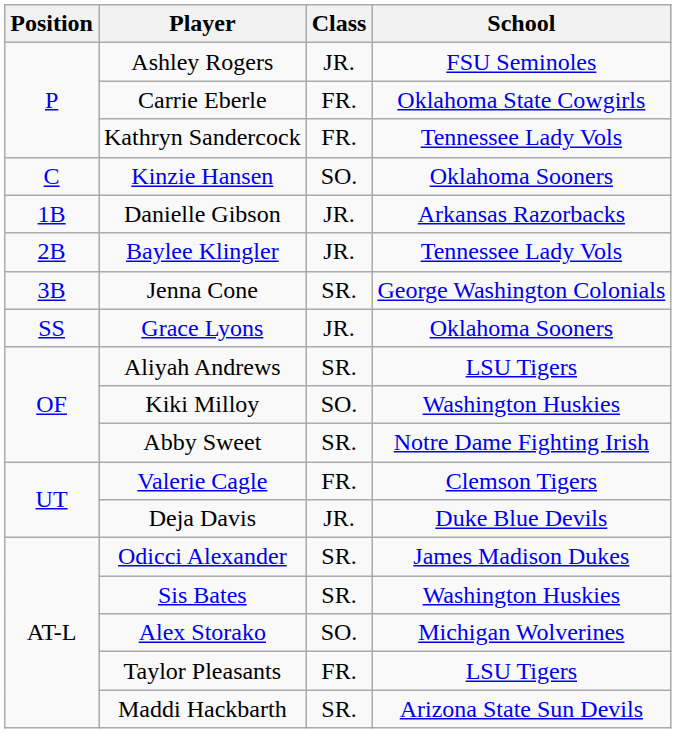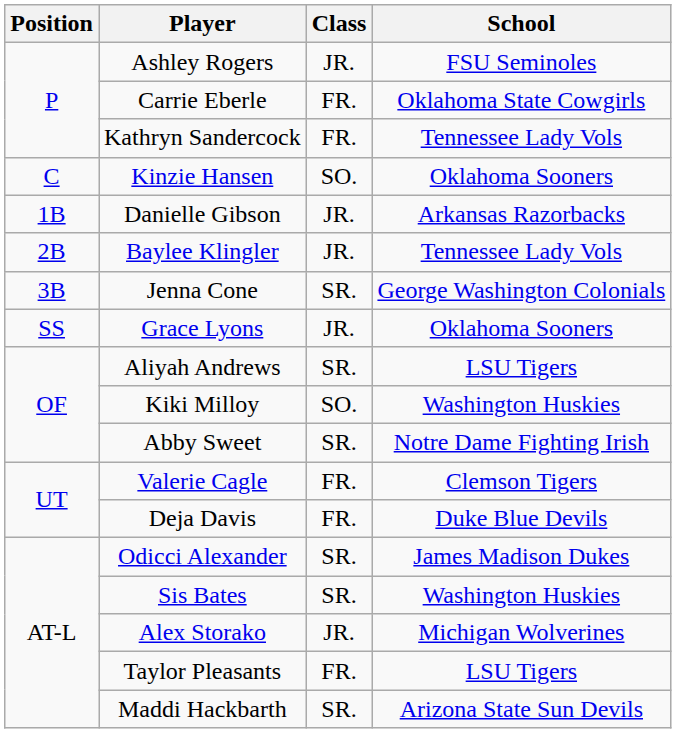(339, 518) JR. -> (339, 518) FR.
(339, 632) SO. -> (339, 632) JR.
